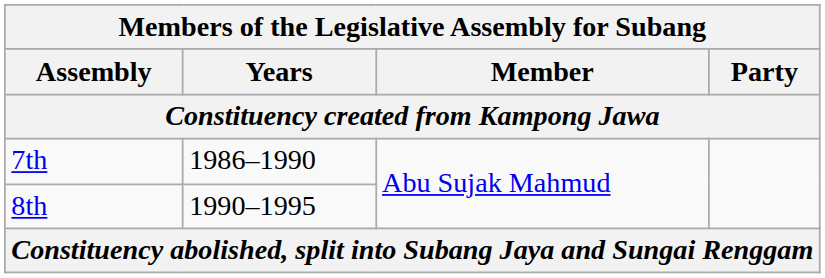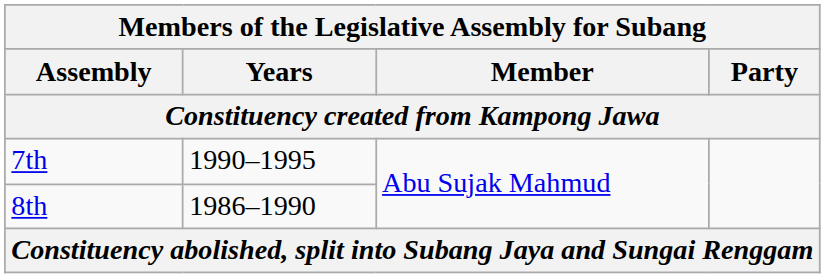(253, 160) 1986–1990 -> (253, 160) 1990–1995
(253, 205) 1990–1995 -> (253, 205) 1986–1990
